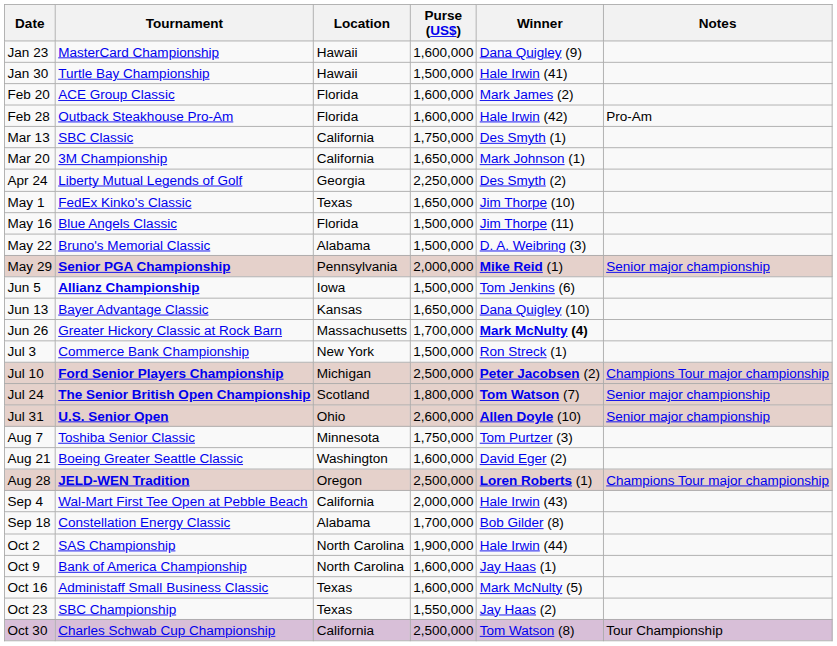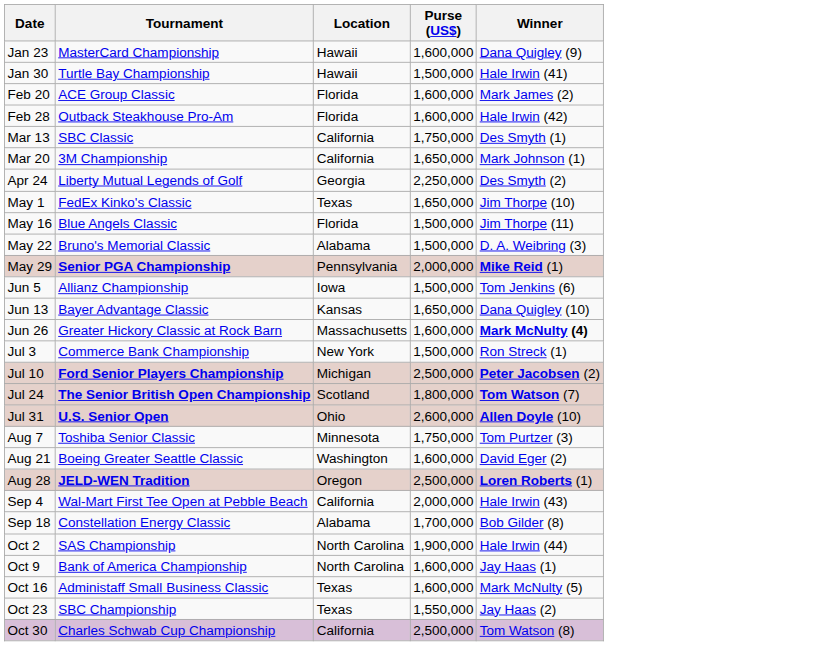- column: (718, 23)
(129, 287) bold -> (123, 287) normal
(443, 330) 1,700,000 -> (443, 330) 1,600,000
